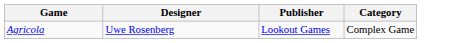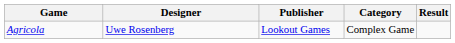+ column: (434, 13)
